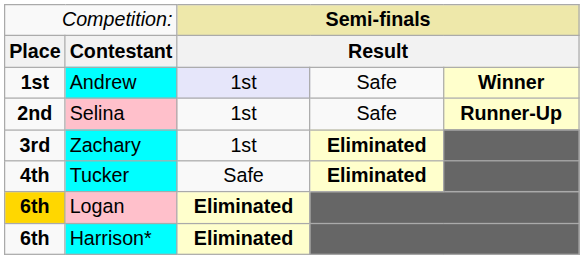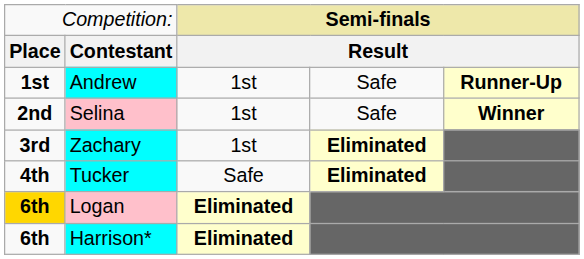(244, 82) lavender background -> (244, 82) no background
(511, 82) Winner -> (511, 82) Runner-Up
(511, 113) Runner-Up -> (511, 113) Winner
